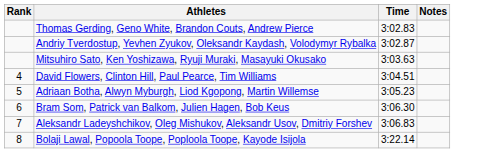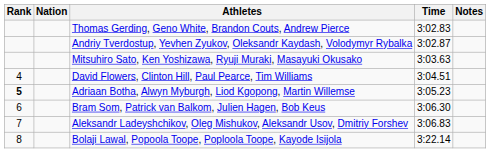+ column: (52, 12)
(19, 92) normal -> (19, 92) bold
